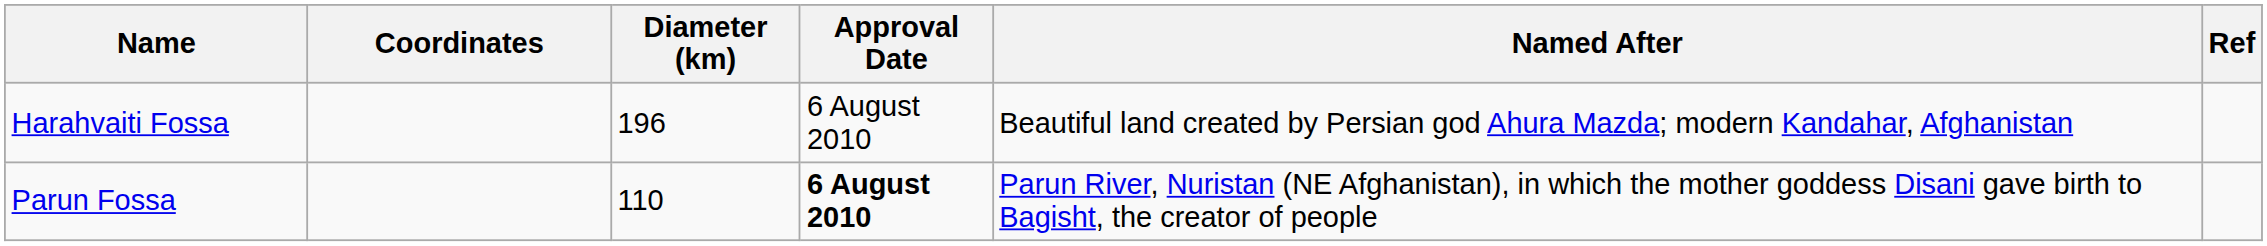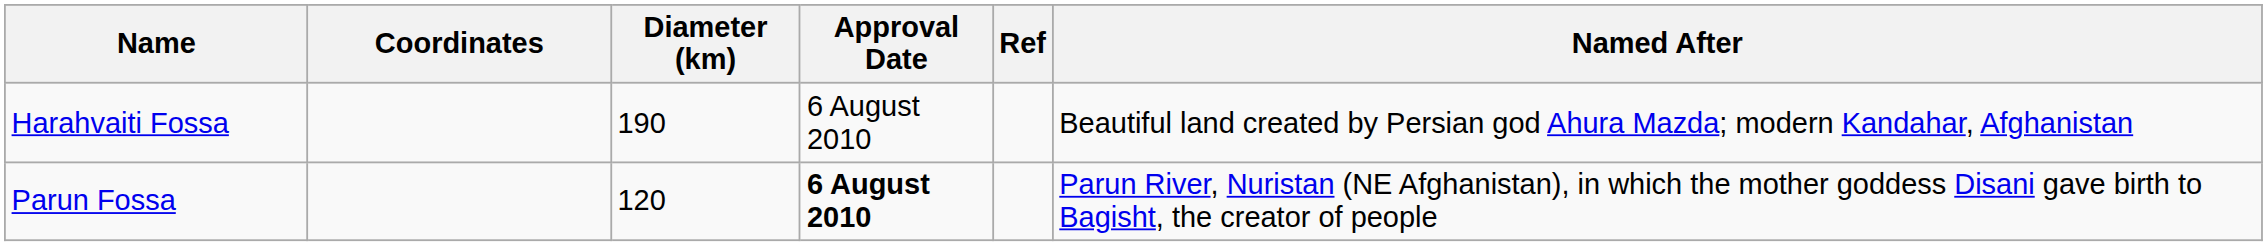columns swapped: (1597, 43) <-> (2232, 43)
(642, 122) 196 -> (642, 122) 190
(641, 200) 110 -> (642, 200) 120
